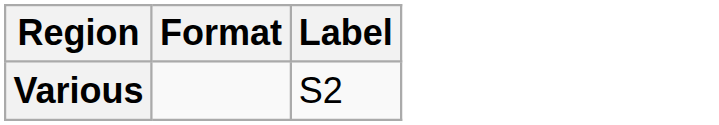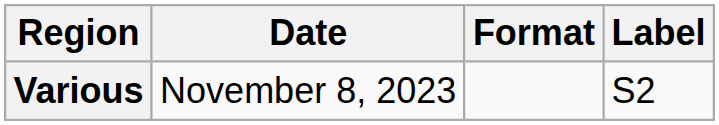+ column: (308, 33)
